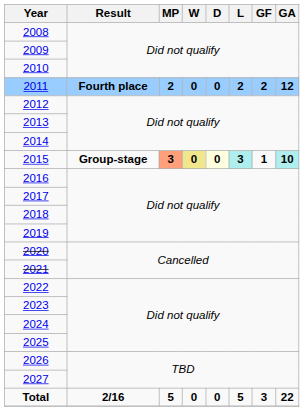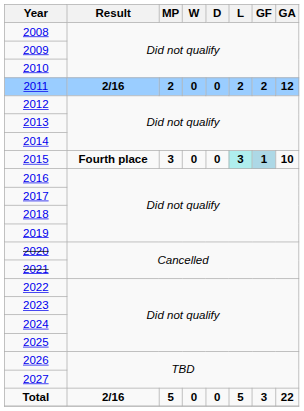(113, 86) Fourth place -> (113, 86) 2/16
(113, 159) Group-stage -> (113, 159) Fourth place
(171, 159) lightsalmon background -> (171, 159) no background
(194, 159) khaki background -> (194, 159) no background
(217, 159) lightyellow background -> (217, 159) no background
(264, 159) no background -> (264, 159) lightblue background
(287, 159) paleturquoise background -> (287, 159) no background
